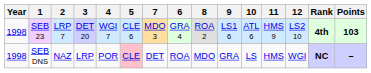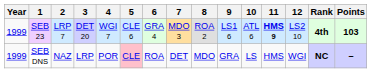columns swapped: (180, 12) <-> (155, 12)
(17, 31) 1998 -> (17, 31) 1999
(274, 31) normal -> (274, 31) bold
(17, 56) 1998 -> (17, 56) 1999
